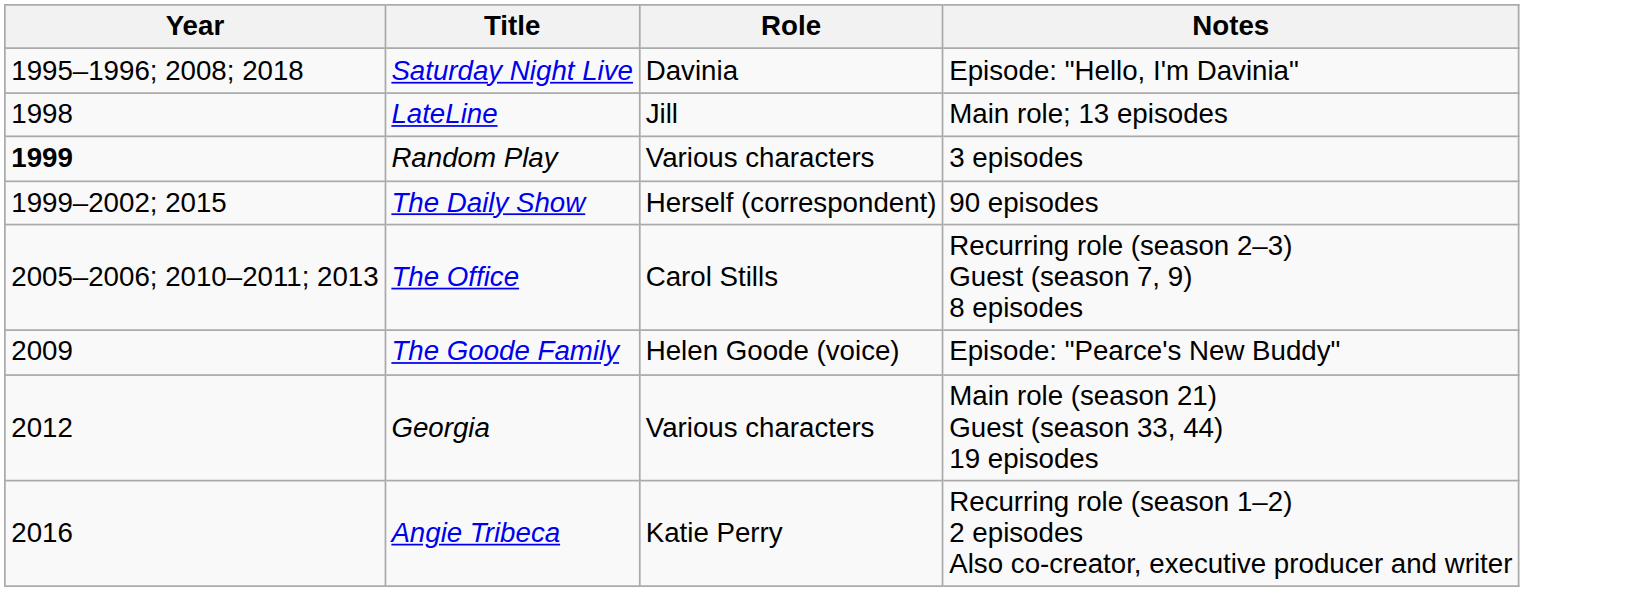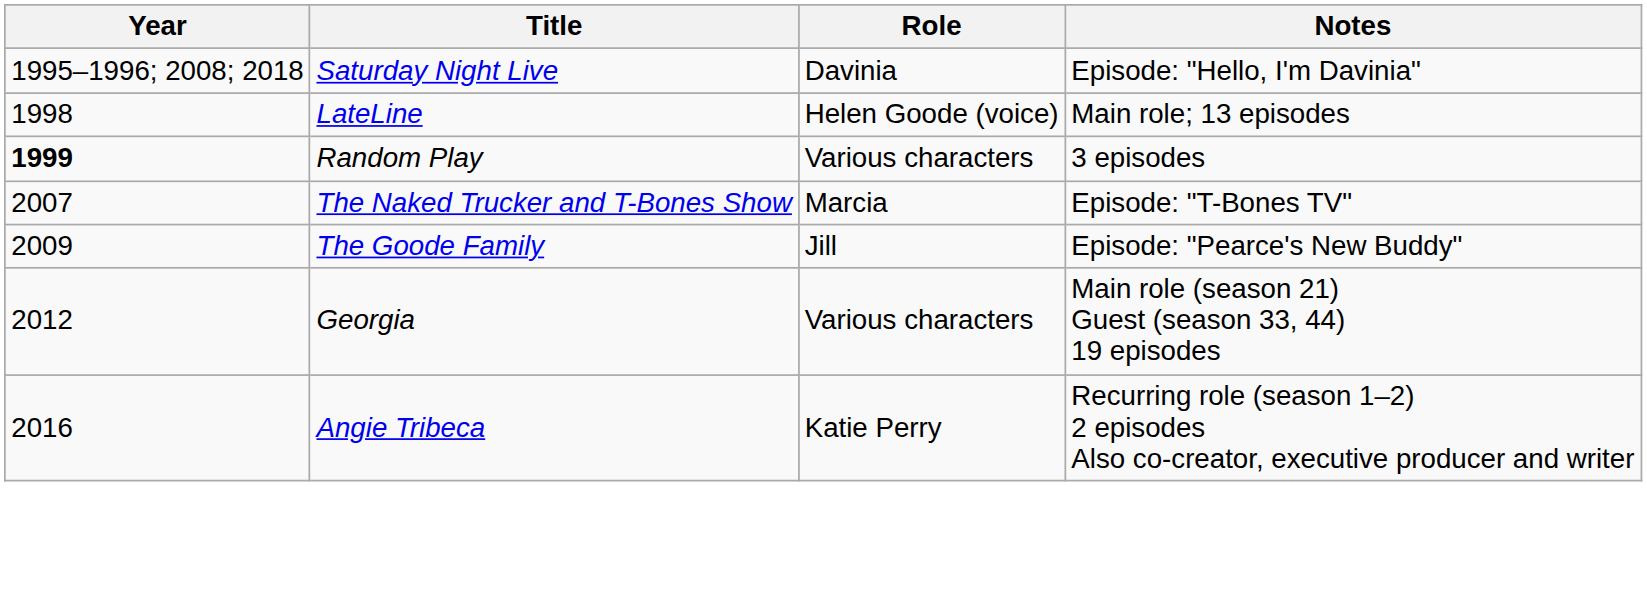(662, 114) Jill -> (932, 114) Helen Goode (voice)
- row: (488, 202)
- row: (455, 277)
+ row: (554, 202)
(773, 352) Helen Goode (voice) -> (821, 245) Jill
